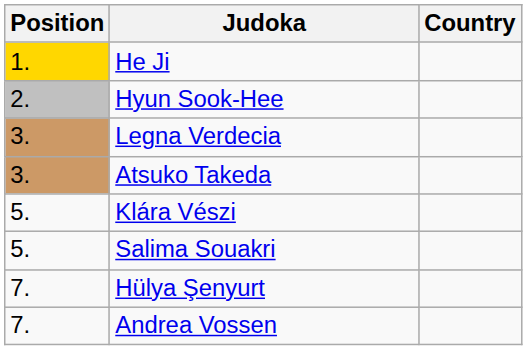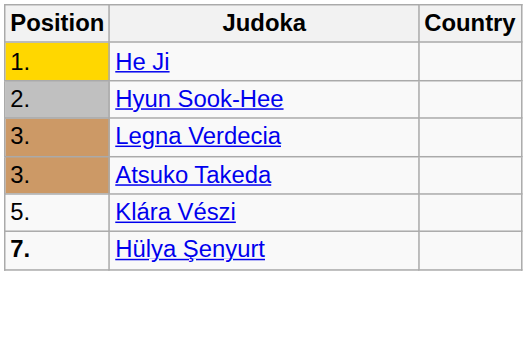- row: (195, 250)
(20, 288) normal -> (20, 250) bold
- row: (196, 325)
